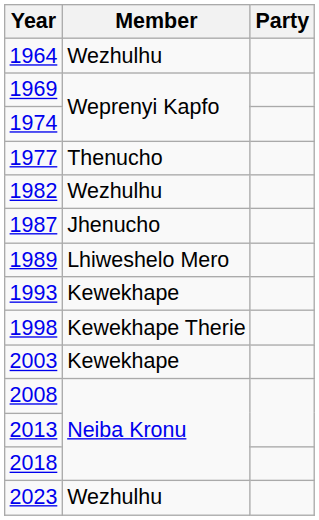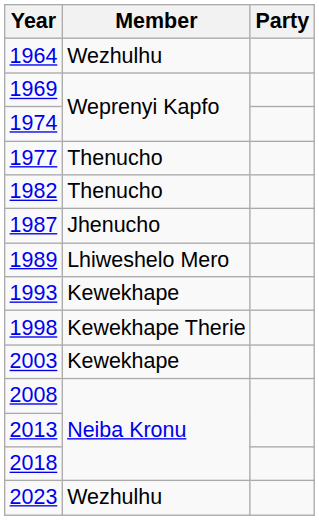(115, 191) Wezhulhu -> (115, 191) Thenucho
